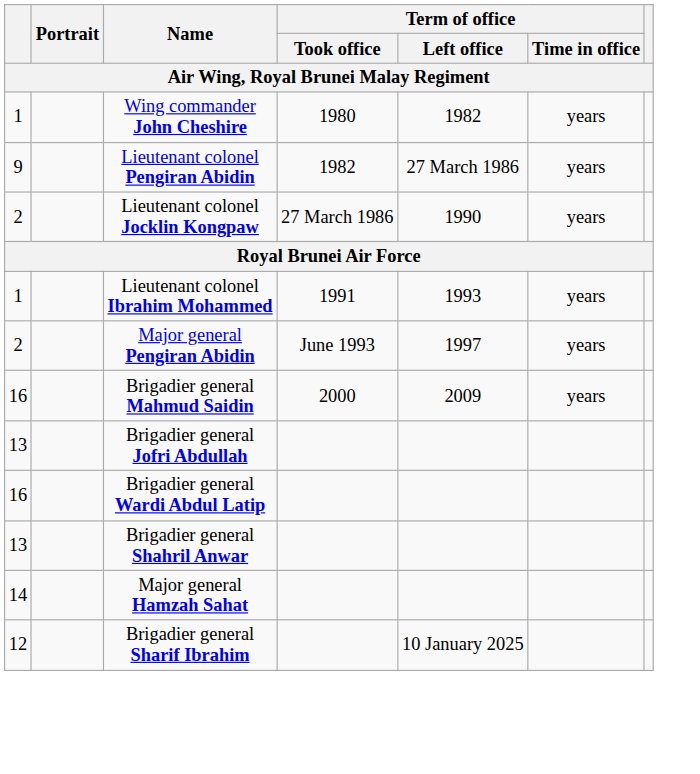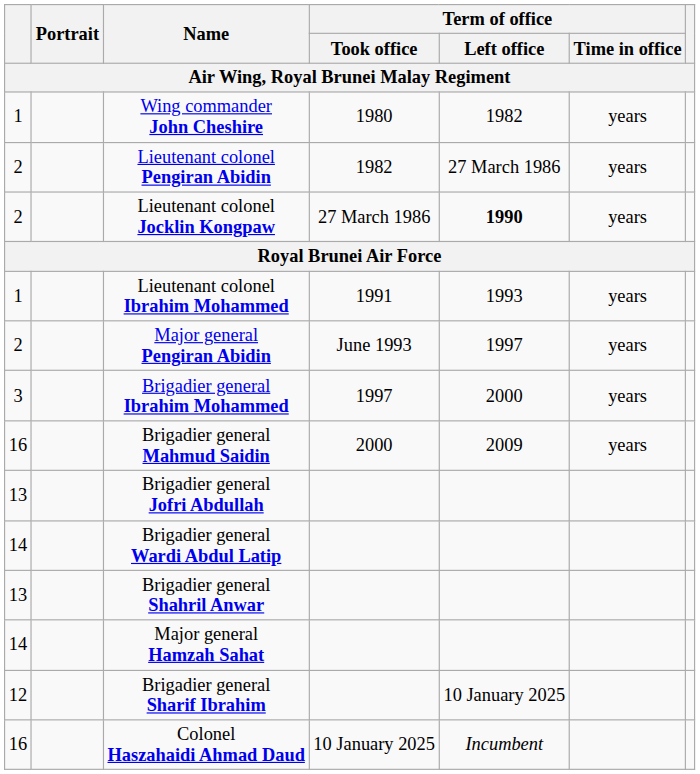(18, 166) 9 -> (18, 166) 2
(463, 216) normal -> (504, 216) bold
+ row: (206, 395)
(18, 495) 16 -> (18, 545) 14
+ row: (206, 744)
